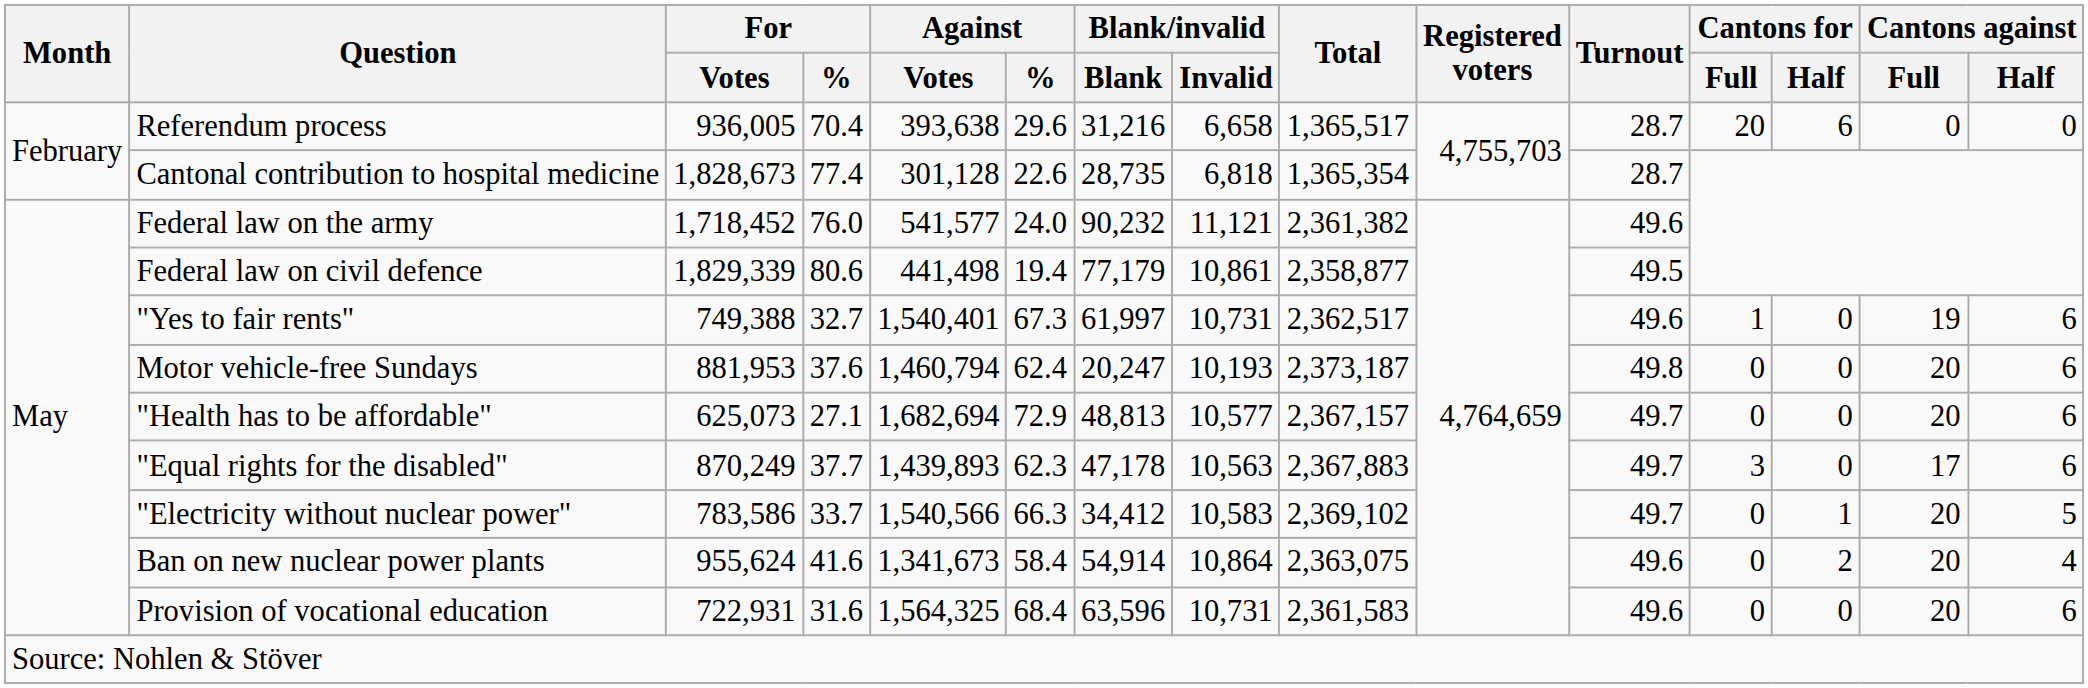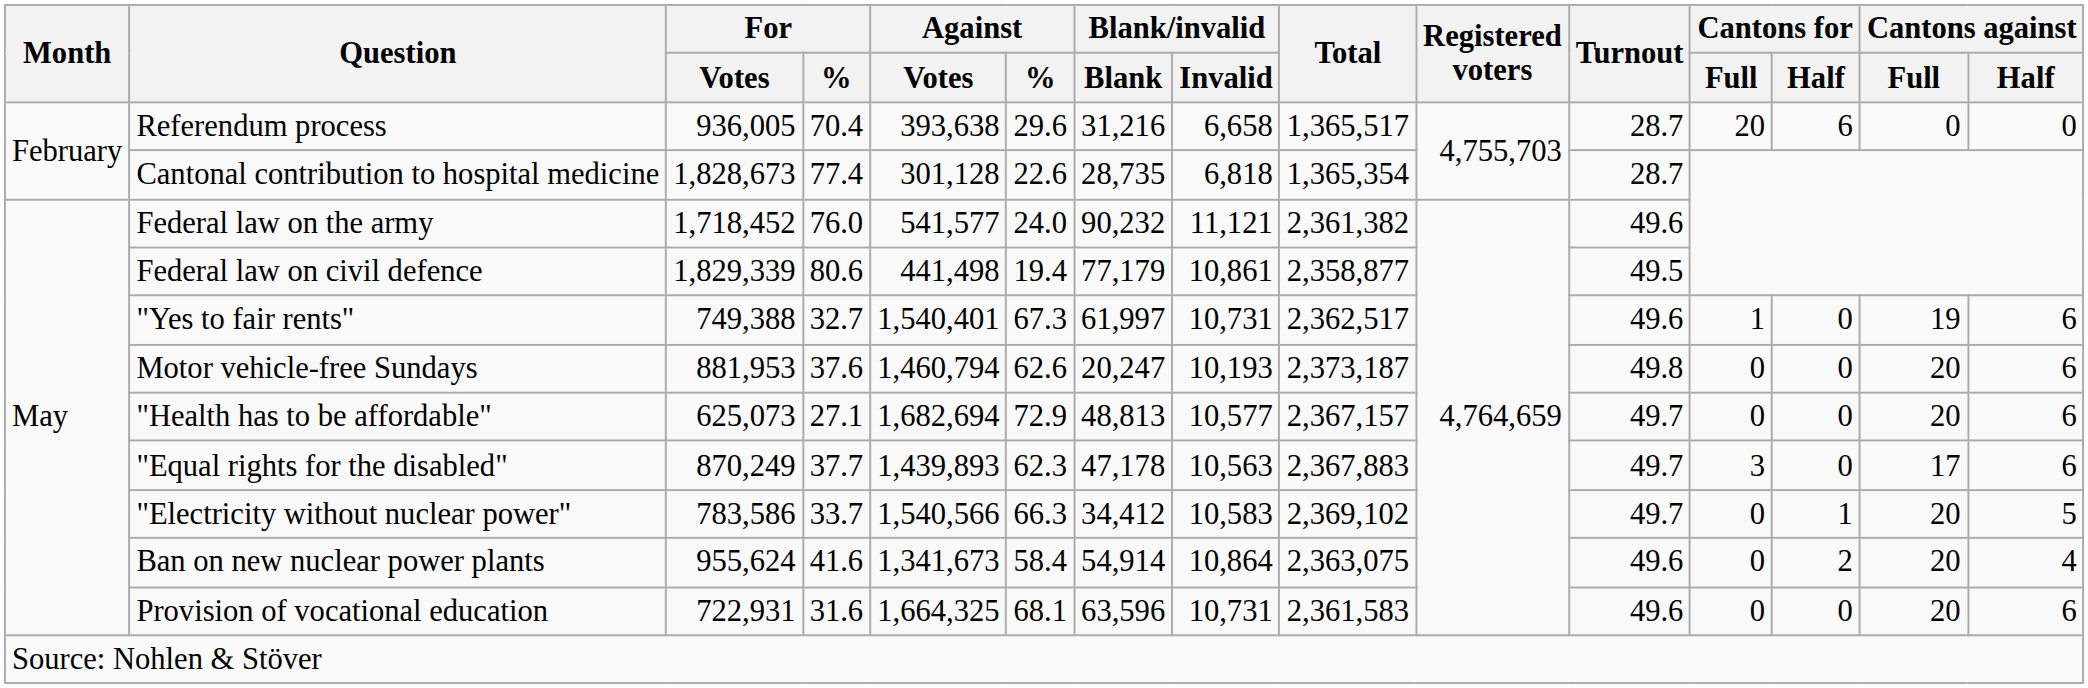(1040, 367) 62.4 -> (1040, 367) 62.6
(938, 610) 1,564,325 -> (938, 610) 1,664,325
(1040, 610) 68.4 -> (1040, 610) 68.1
